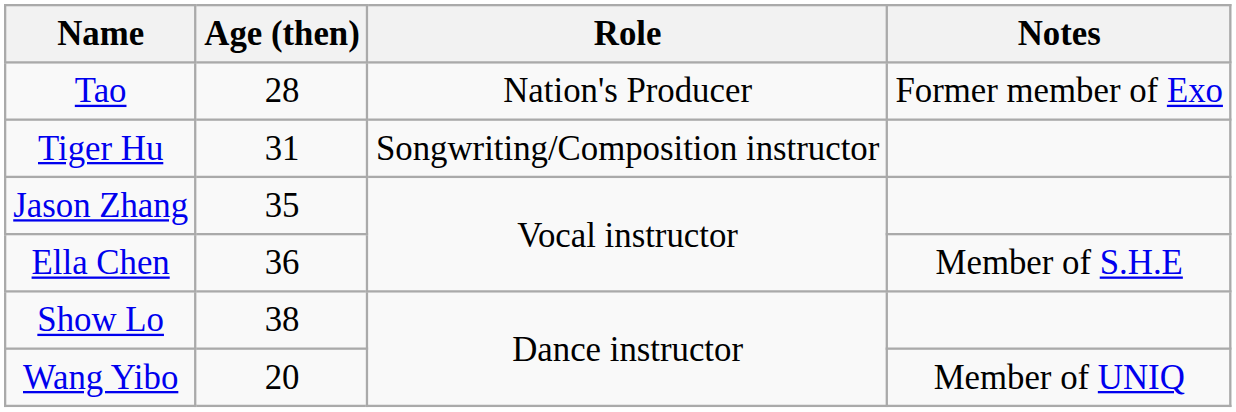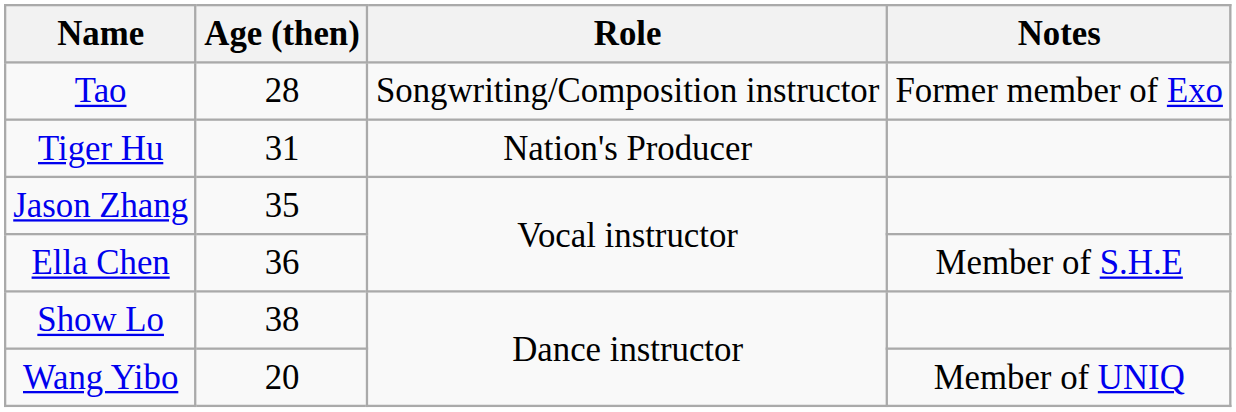(628, 90) Nation's Producer -> (628, 90) Songwriting/Composition instructor
(628, 148) Songwriting/Composition instructor -> (628, 148) Nation's Producer
